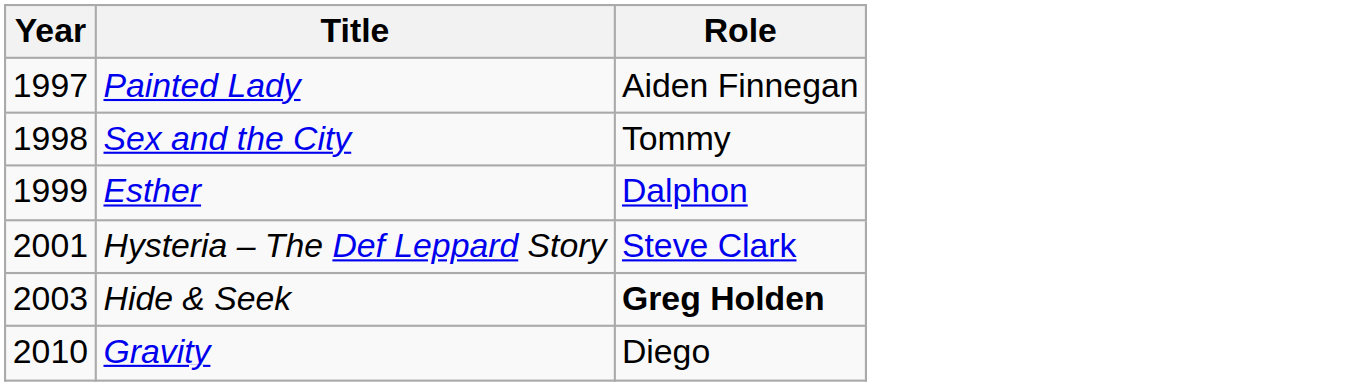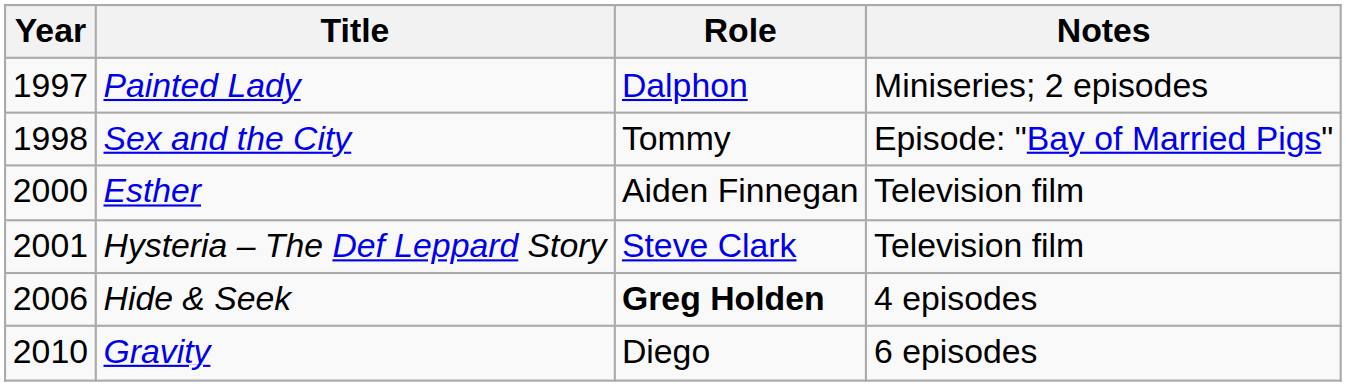+ column: (1104, 31)
(740, 84) Aiden Finnegan -> (685, 84) Dalphon
(50, 191) 1999 -> (50, 191) 2000
(685, 191) Dalphon -> (740, 191) Aiden Finnegan
(50, 298) 2003 -> (50, 298) 2006
